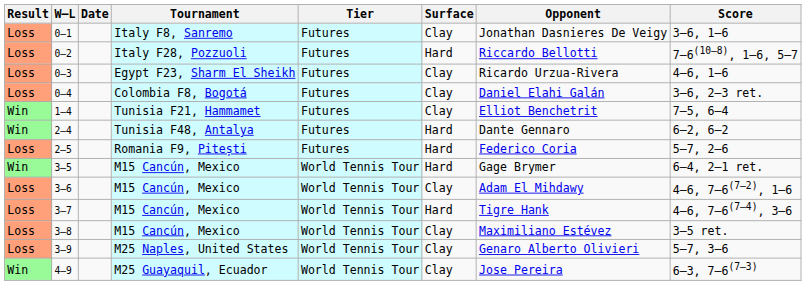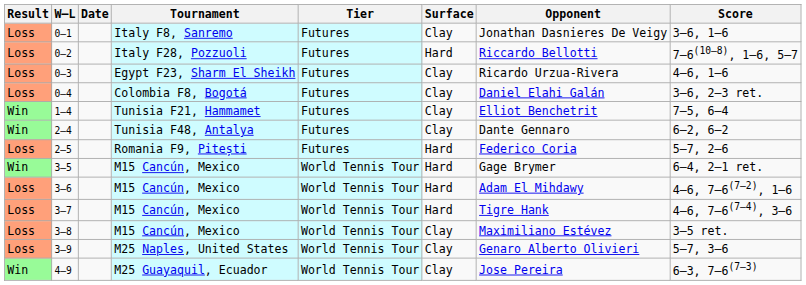(439, 130) Hard -> (439, 130) Clay
(439, 188) Clay -> (439, 188) Hard
